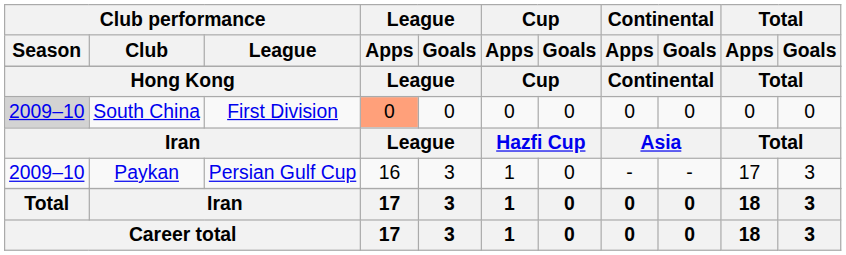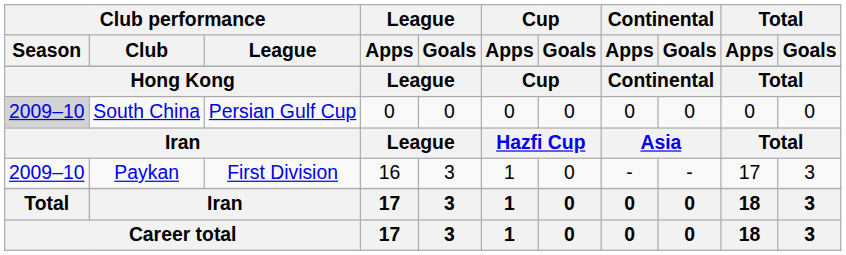(283, 111) First Division -> (283, 111) Persian Gulf Cup
(389, 111) lightsalmon background -> (389, 111) no background
(283, 173) Persian Gulf Cup -> (283, 173) First Division
